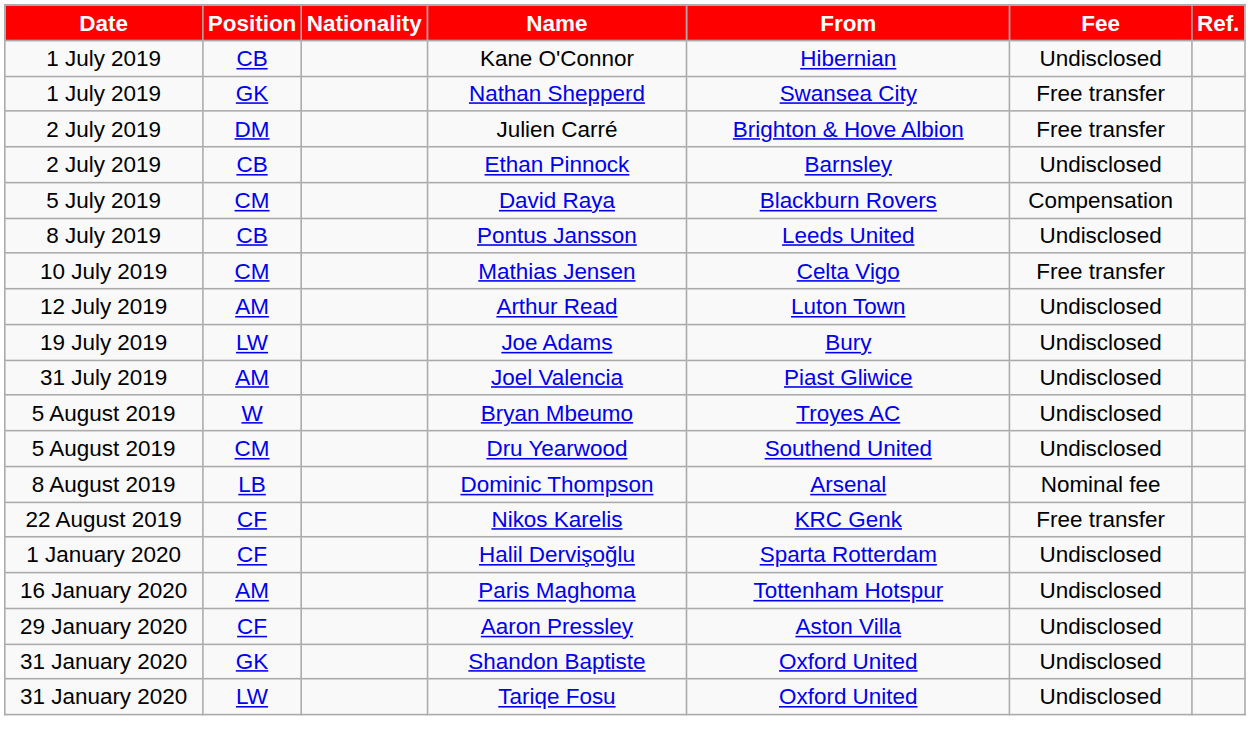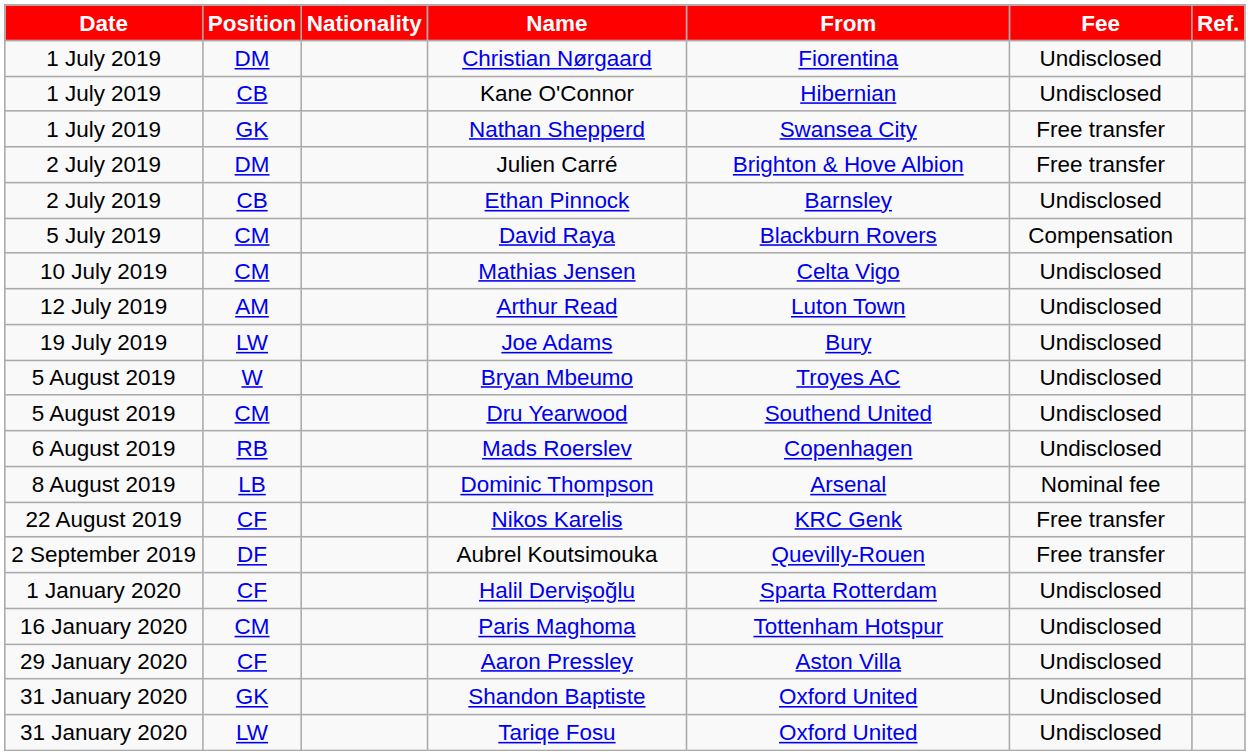+ row: (557, 58)
- row: (557, 236)
(1101, 271) Free transfer -> (1101, 271) Undisclosed
- row: (557, 378)
+ row: (557, 449)
+ row: (557, 555)
(252, 591) AM -> (252, 626) CM
